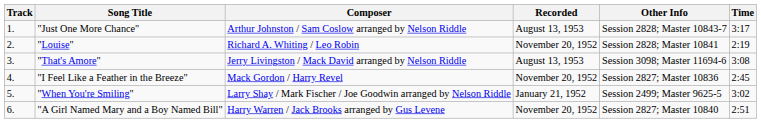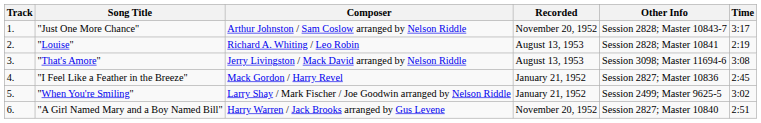(550, 28) August 13, 1953 -> (556, 28) November 20, 1952
(556, 45) November 20, 1952 -> (550, 45) August 13, 1953
(556, 77) November 20, 1952 -> (551, 77) January 21, 1952
